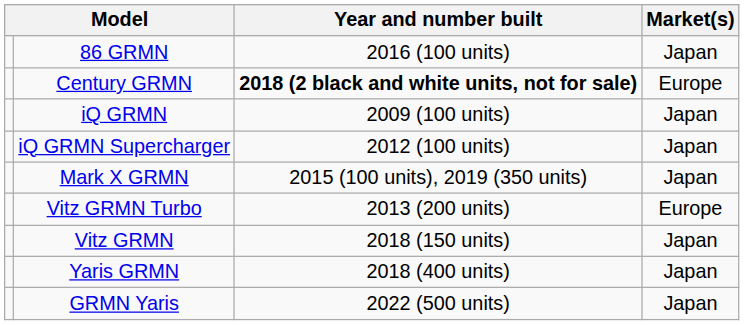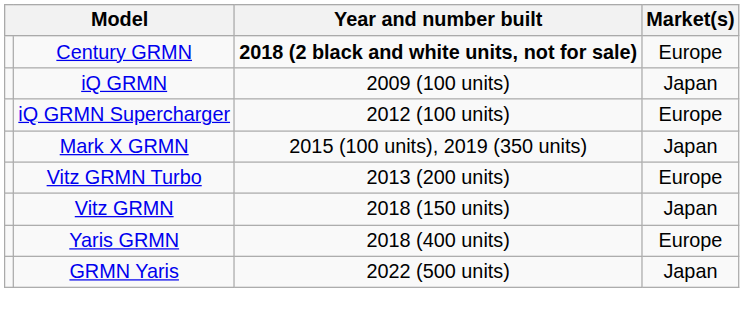- row: (124, 51)
(690, 146) Japan -> (690, 114) Europe
(690, 271) Japan -> (690, 240) Europe
